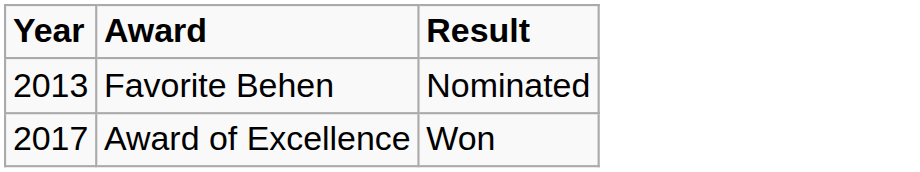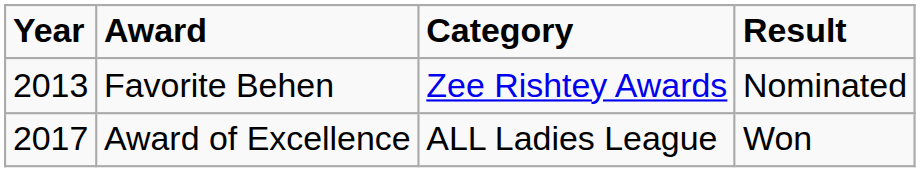+ column: (500, 31)
